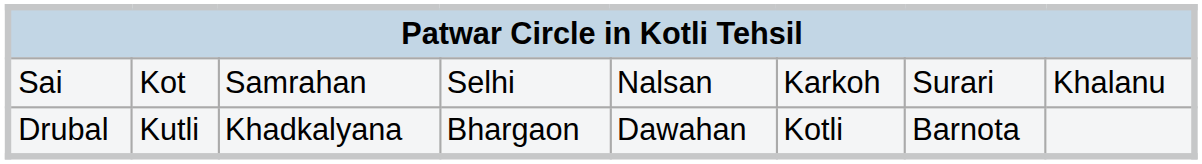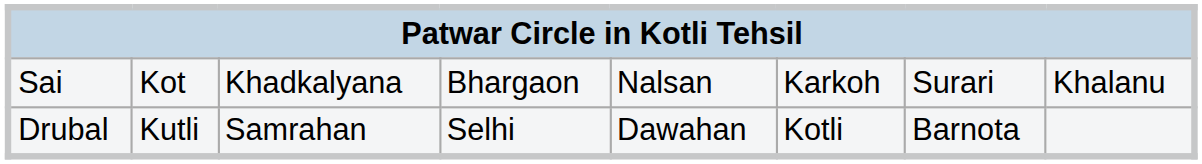(296, 82) Samrahan -> (314, 82) Khadkalyana
(481, 82) Selhi -> (513, 82) Bhargaon
(314, 130) Khadkalyana -> (296, 130) Samrahan
(513, 130) Bhargaon -> (481, 130) Selhi
